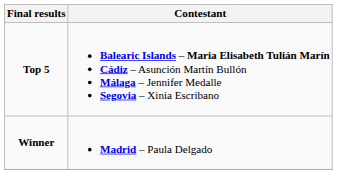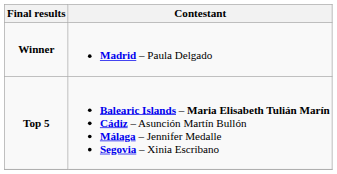rows swapped: (36, 142) <-> (36, 69)
